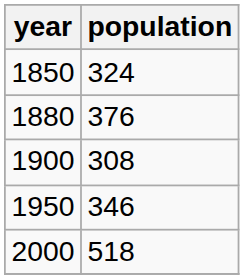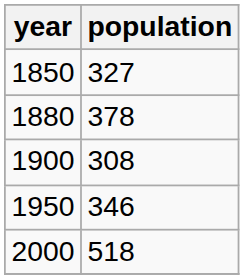(111, 71) 324 -> (111, 71) 327
(111, 116) 376 -> (111, 116) 378
